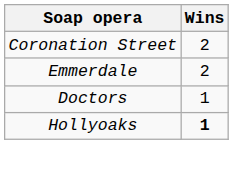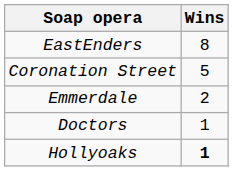+ row: (93, 45)
(205, 45) 2 -> (205, 72) 5
